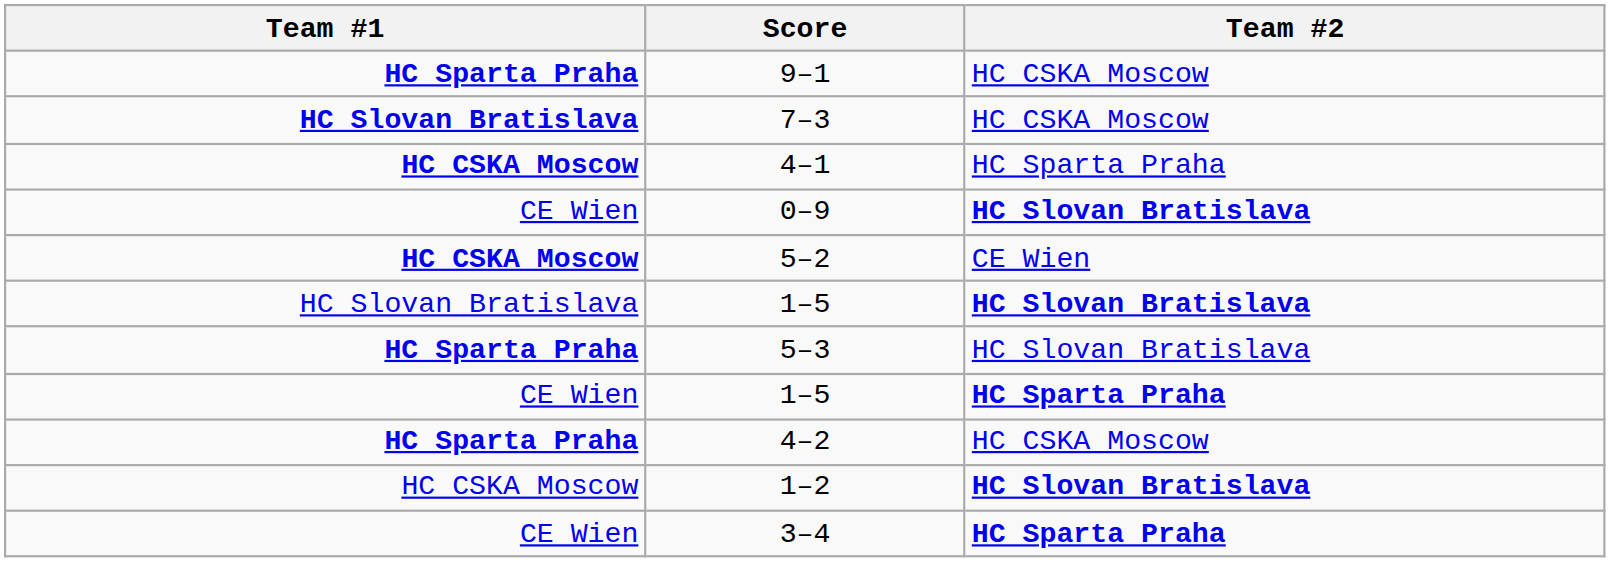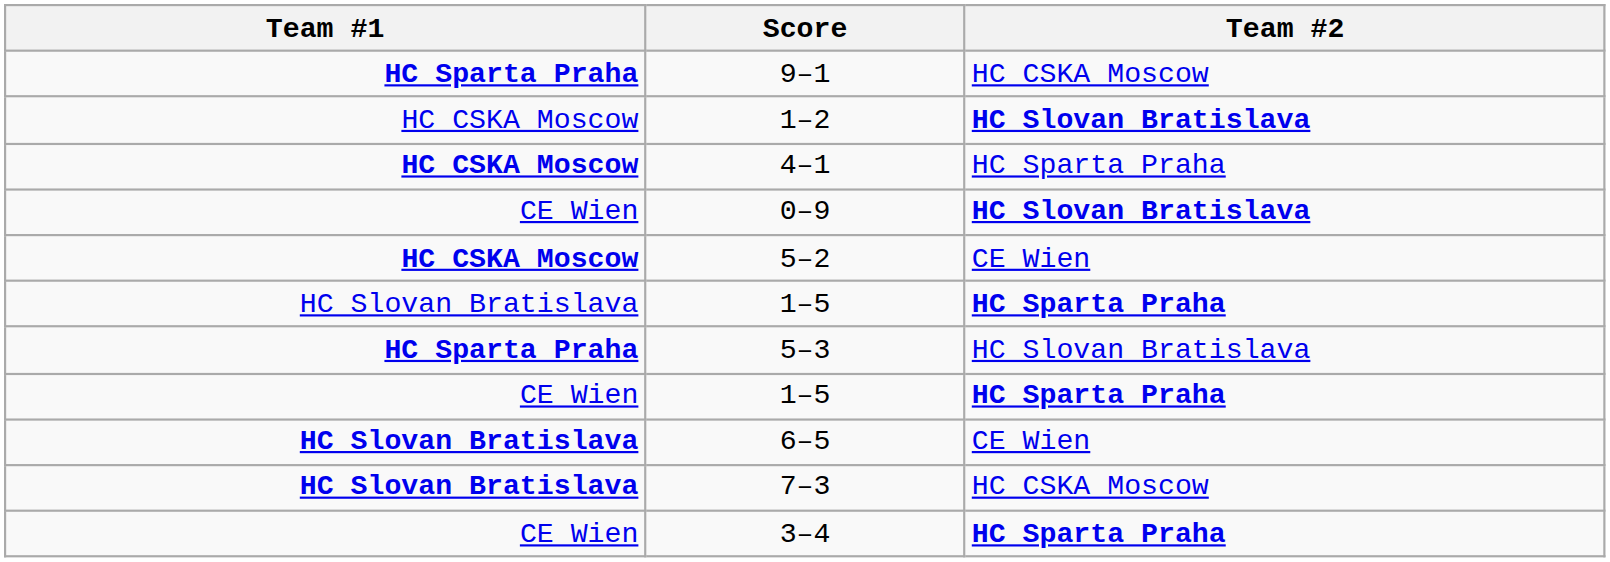rows swapped: (469, 120) <-> (520, 488)
(1141, 304) HC Slovan Bratislava -> (1099, 304) HC Sparta Praha
- row: (511, 442)
+ row: (469, 442)
